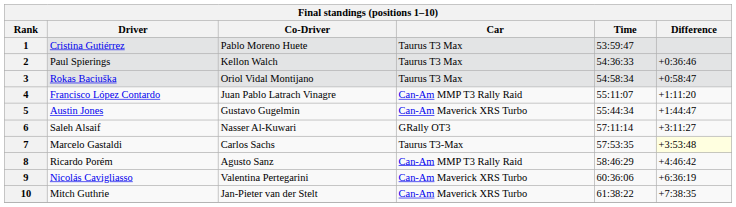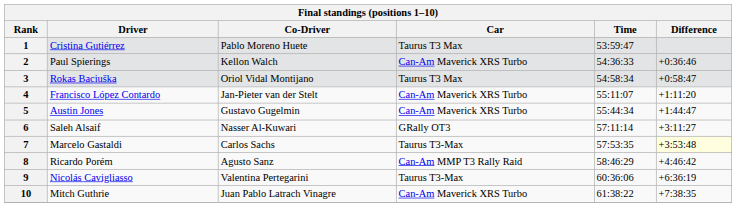(431, 62) Taurus T3 Max -> (463, 62) Can-Am Maverick XRS Turbo
(278, 95) Juan Pablo Latrach Vinagre -> (269, 95) Jan-Pieter van der Stelt
(460, 95) Can-Am MMP T3 Rally Raid -> (463, 95) Can-Am Maverick XRS Turbo
(463, 177) Can-Am Maverick XRS Turbo -> (431, 177) Taurus T3-Max
(269, 194) Jan-Pieter van der Stelt -> (278, 194) Juan Pablo Latrach Vinagre
